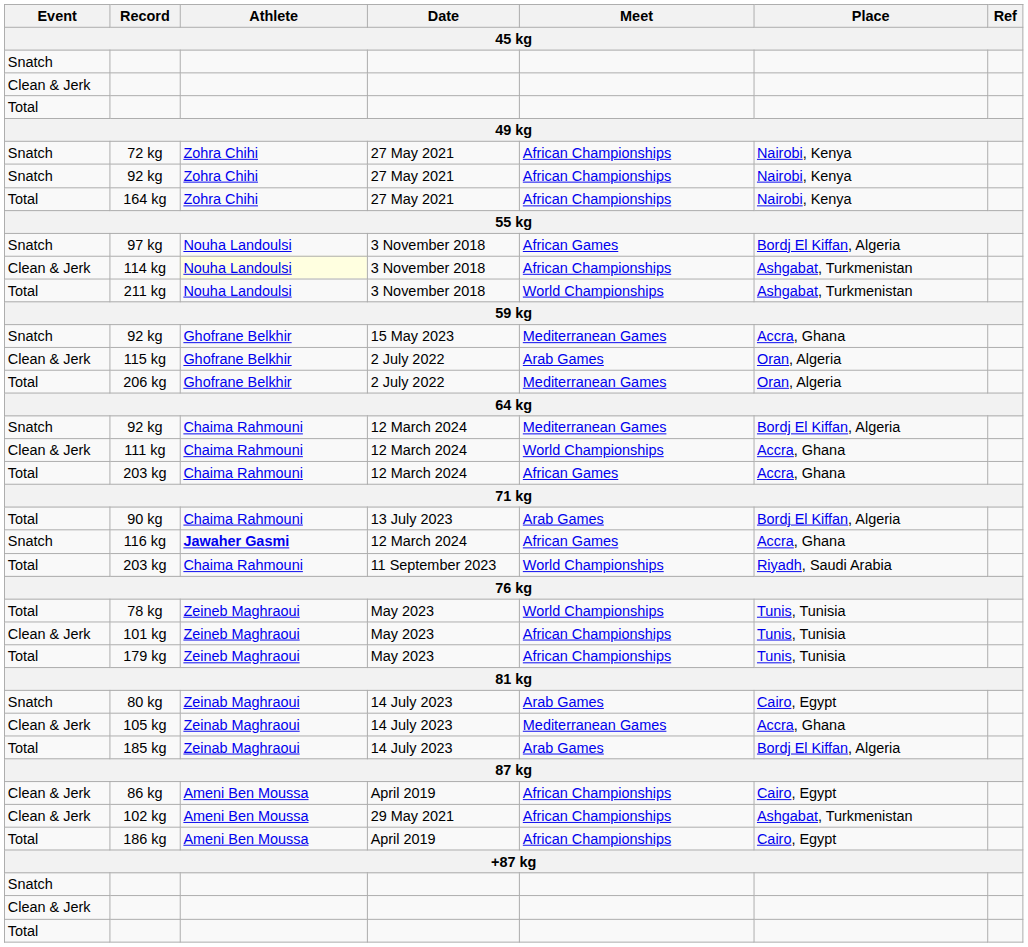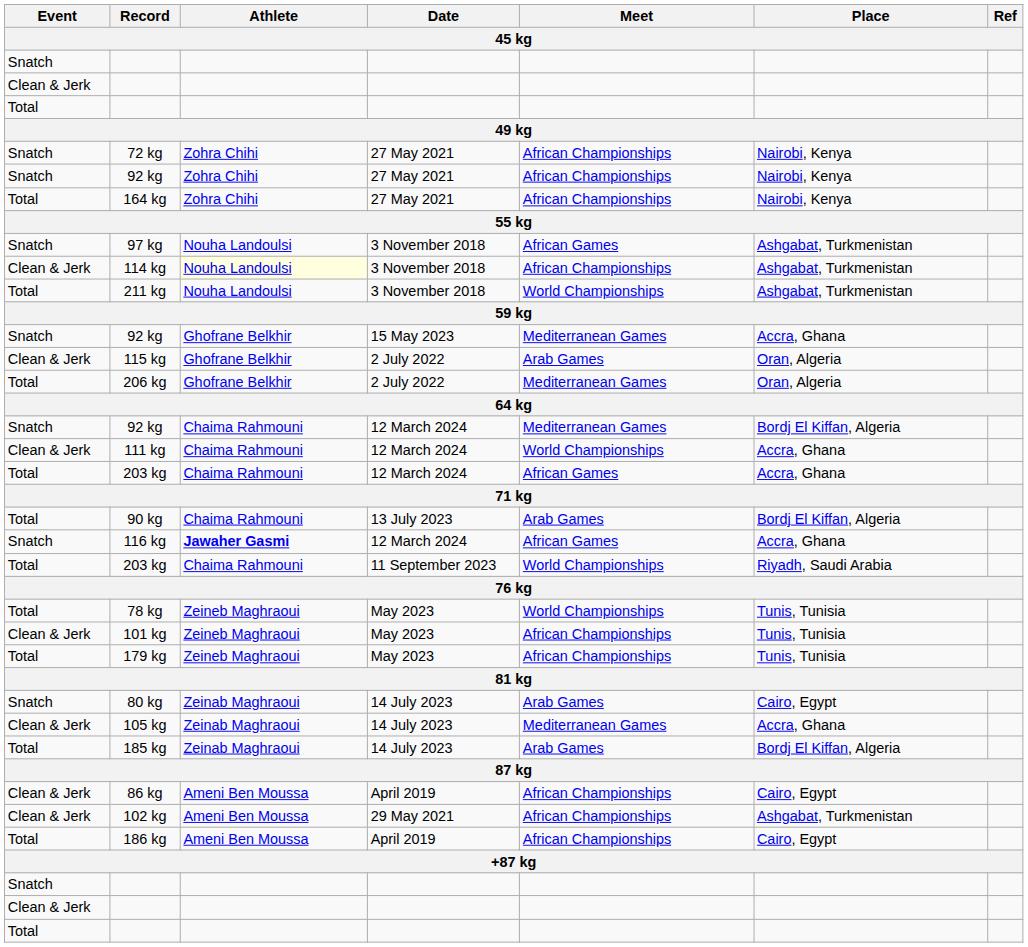(829, 245) Bordj El Kiffan, Algeria -> (835, 245) Ashgabat, Turkmenistan
